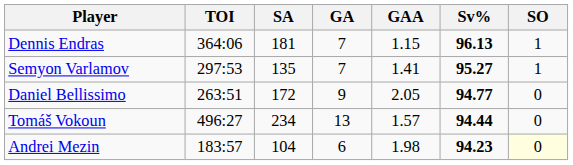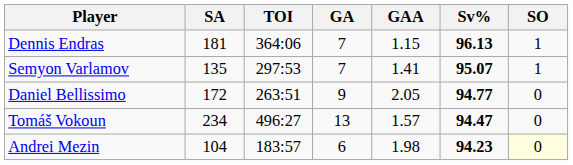columns swapped: (220, 17) <-> (283, 17)
(474, 69) 95.27 -> (474, 69) 95.07
(474, 120) 94.44 -> (474, 120) 94.47
